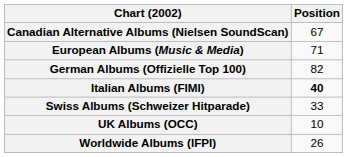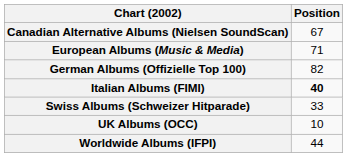(317, 143) 26 -> (317, 143) 44
